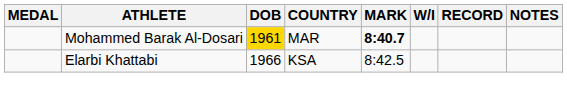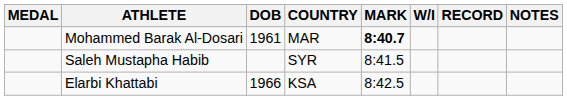(265, 38) gold background -> (265, 38) no background
+ row: (137, 60)
